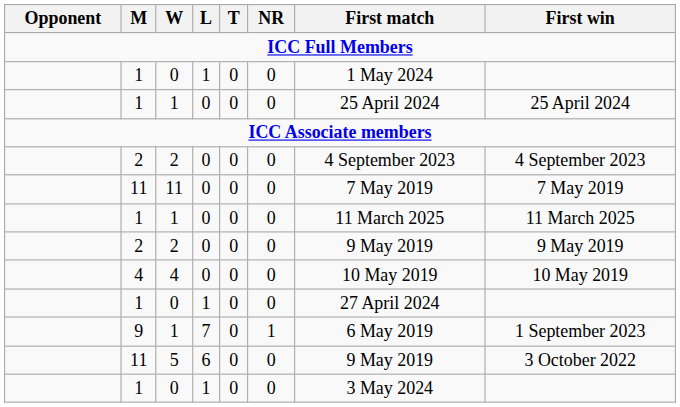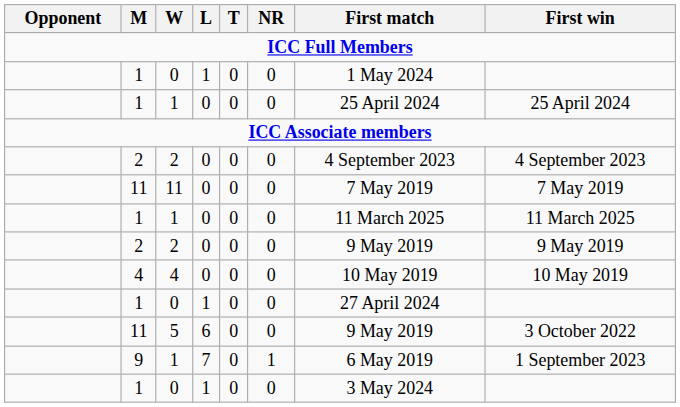rows swapped: (139, 331) <-> (139, 359)
